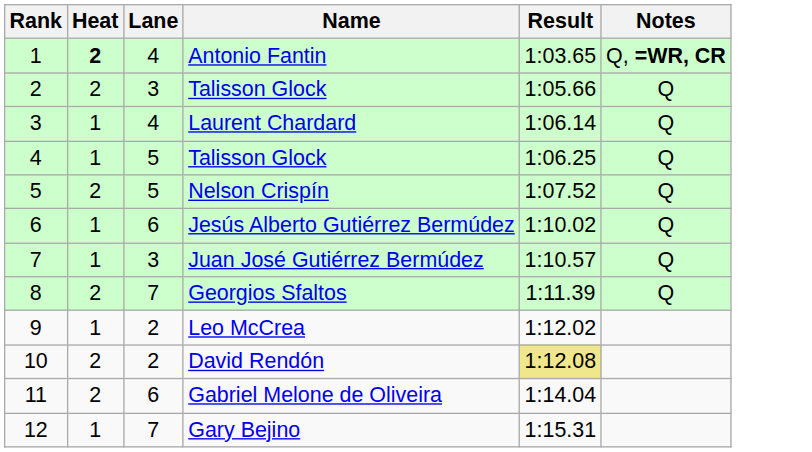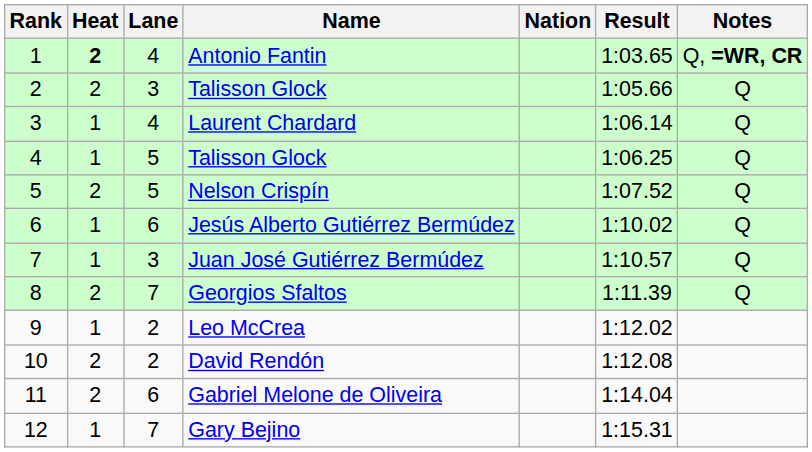+ column: (558, 21)
(560, 361) khaki background -> (637, 361) no background
